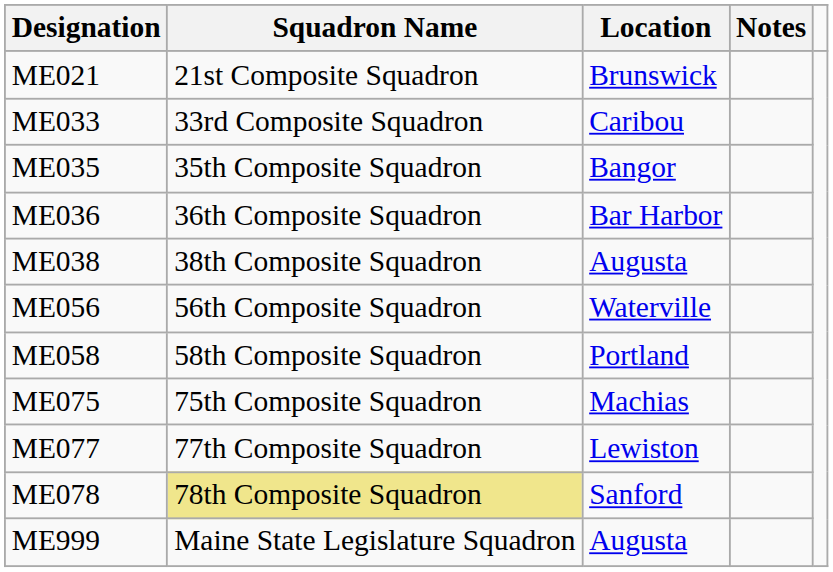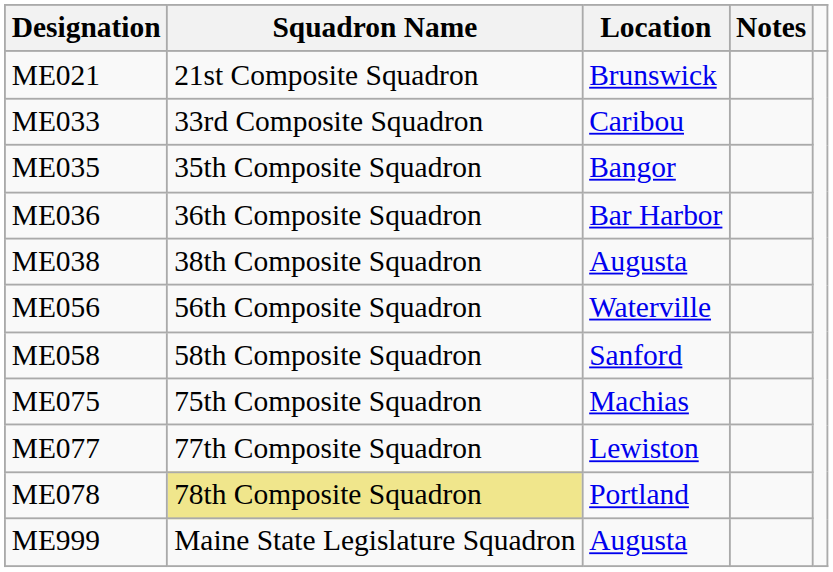(639, 354) Portland -> (636, 354) Sanford
(636, 494) Sanford -> (639, 494) Portland
